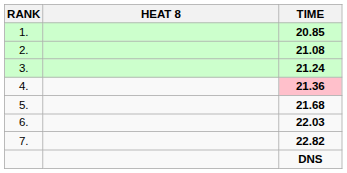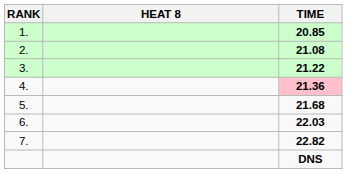(310, 68) 21.24 -> (310, 68) 21.22
